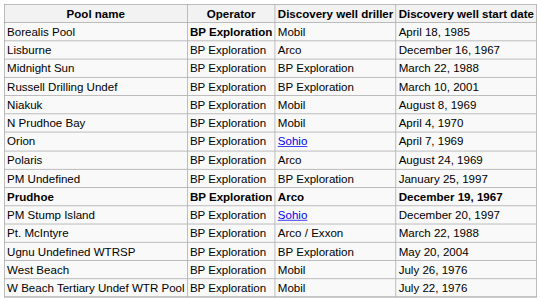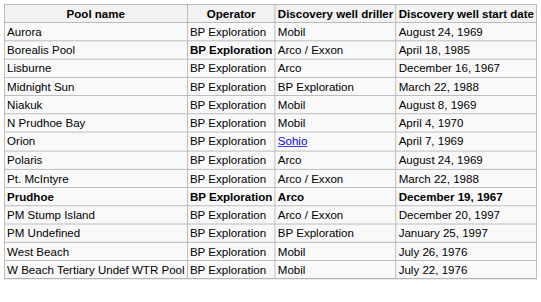+ row: (24, 32)
(292, 32) Mobil -> (311, 50) Arco / Exxon
- row: (62, 87)
rows swapped: (38, 233) <-> (44, 178)
(293, 215) Sohio -> (311, 215) Arco / Exxon
- row: (71, 251)
